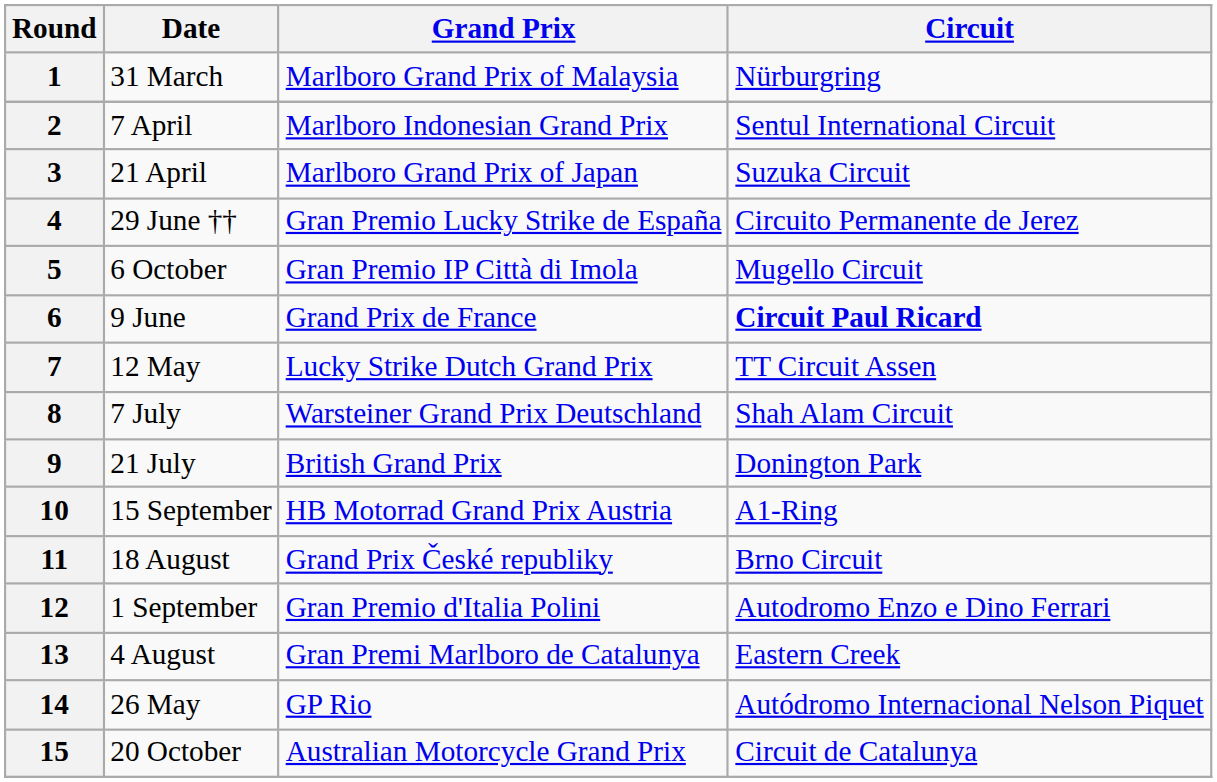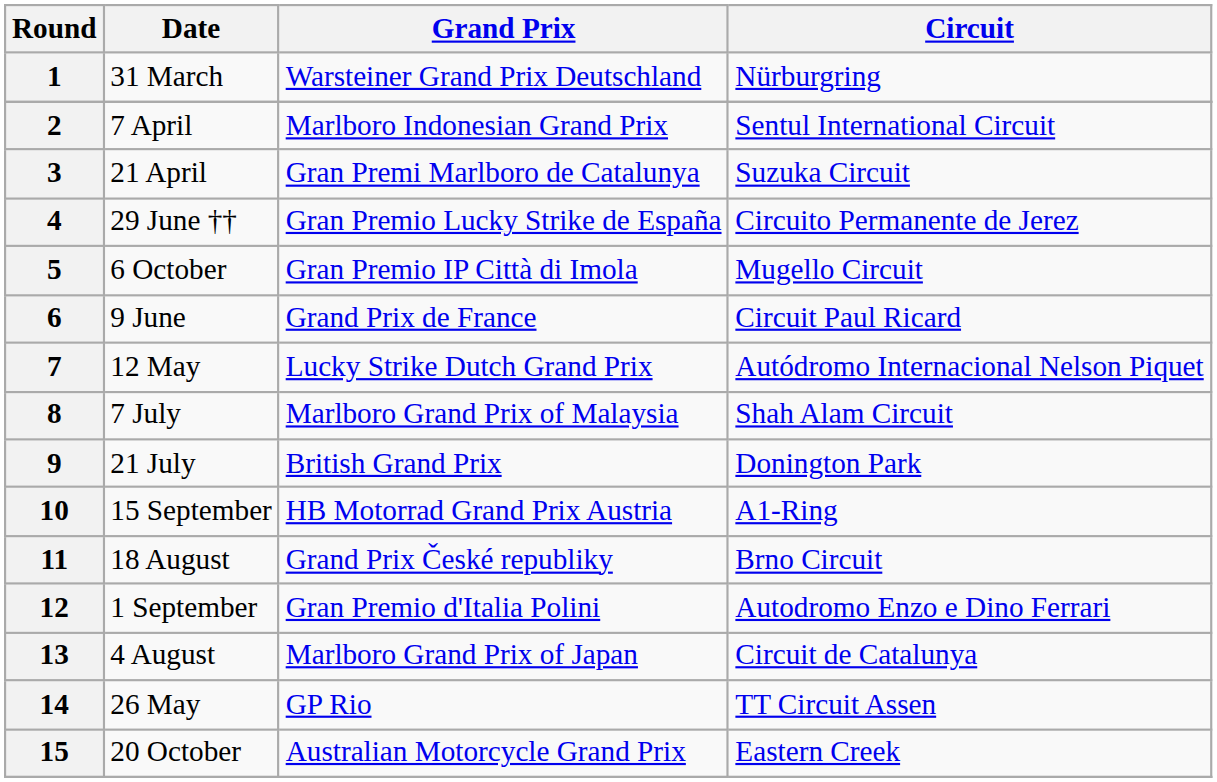(482, 76) Marlboro Grand Prix of Malaysia -> (493, 76) Warsteiner Grand Prix Deutschland
(462, 172) Marlboro Grand Prix of Japan -> (493, 172) Gran Premi Marlboro de Catalunya
(858, 317) bold -> (848, 317) normal
(836, 365) TT Circuit Assen -> (970, 365) Autódromo Internacional Nelson Piquet
(493, 414) Warsteiner Grand Prix Deutschland -> (482, 414) Marlboro Grand Prix of Malaysia
(493, 655) Gran Premi Marlboro de Catalunya -> (462, 655) Marlboro Grand Prix of Japan
(818, 655) Eastern Creek -> (856, 655) Circuit de Catalunya
(970, 703) Autódromo Internacional Nelson Piquet -> (836, 703) TT Circuit Assen
(856, 751) Circuit de Catalunya -> (818, 751) Eastern Creek
